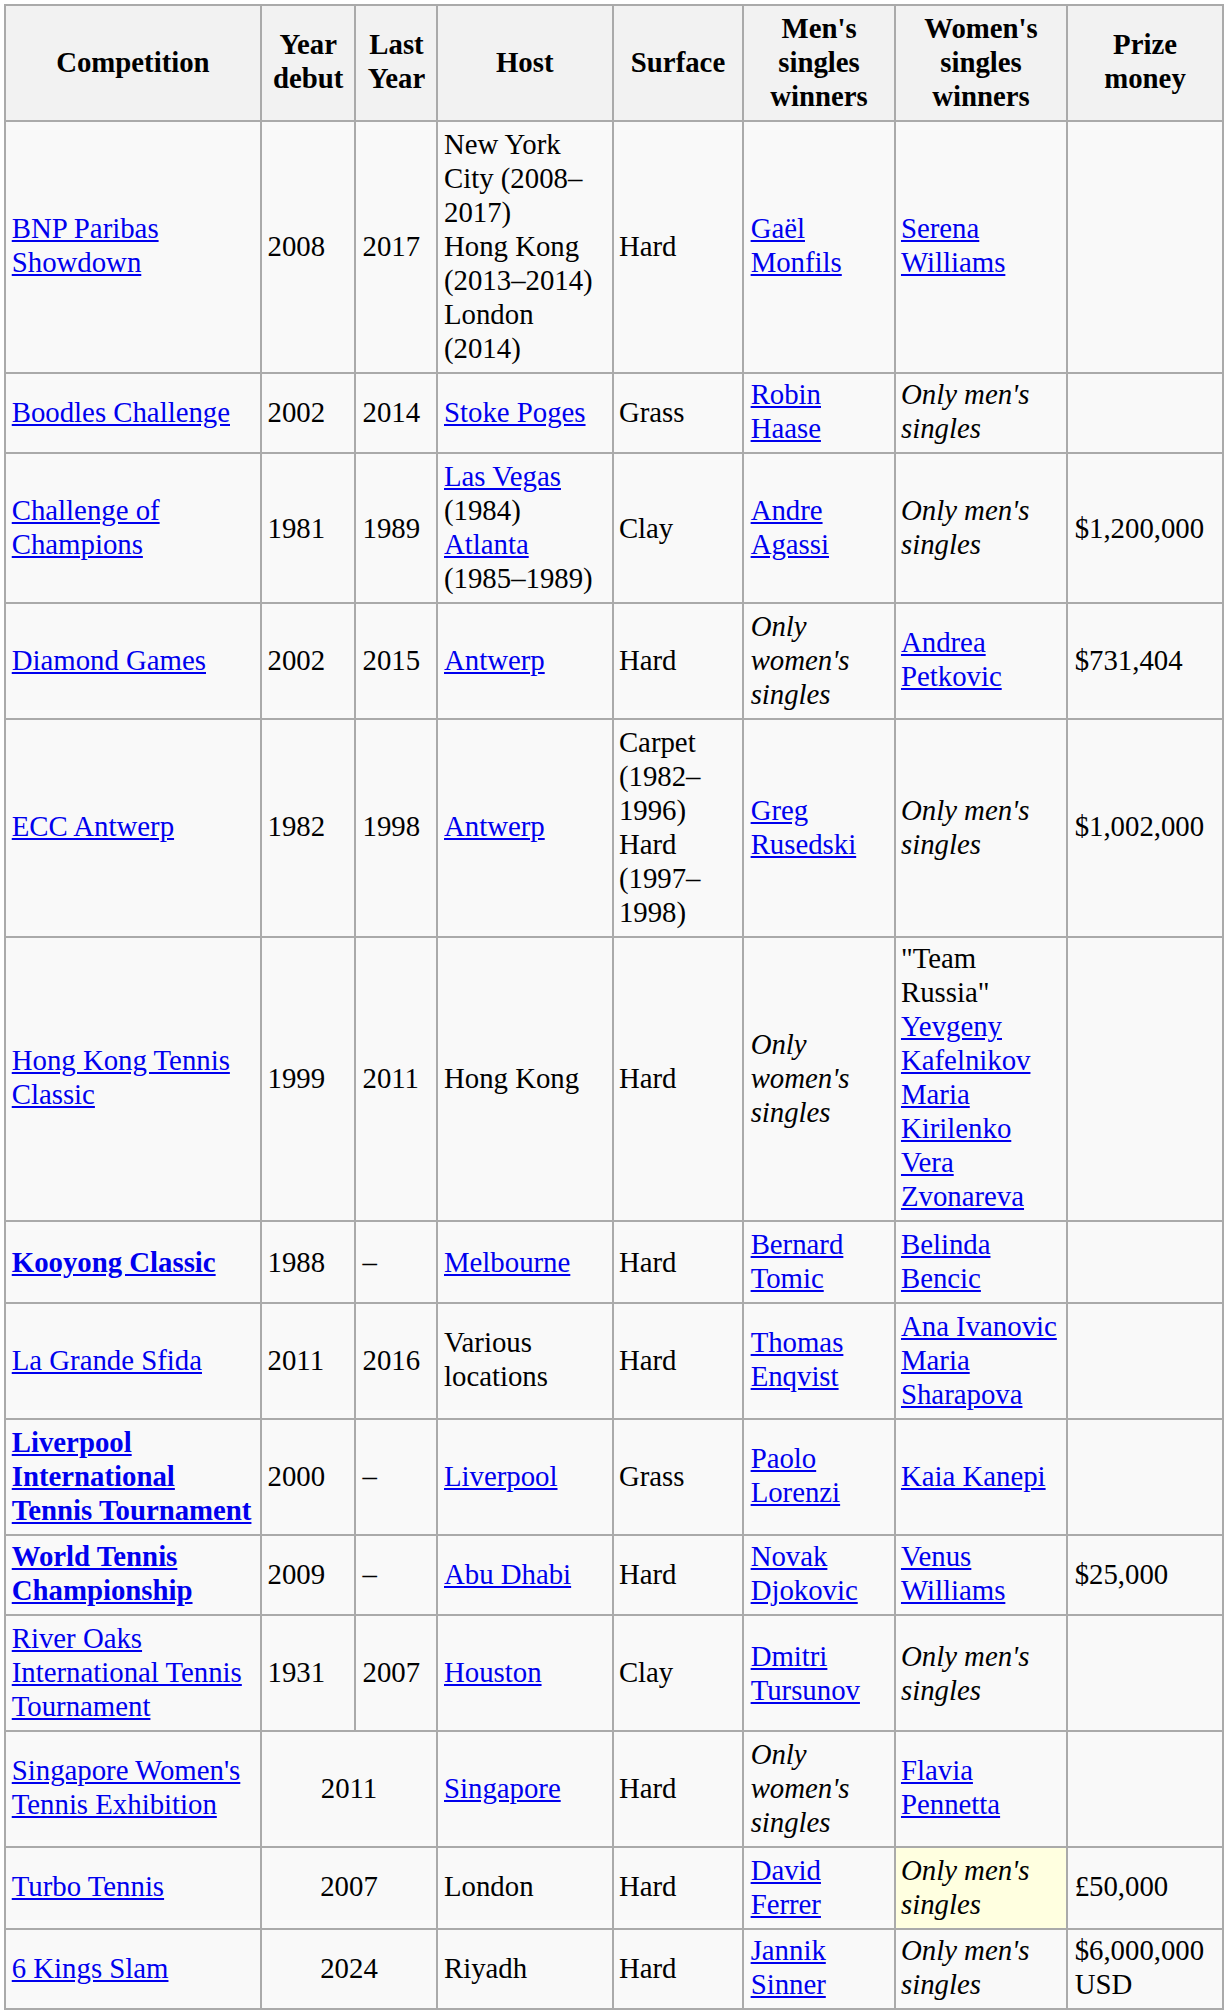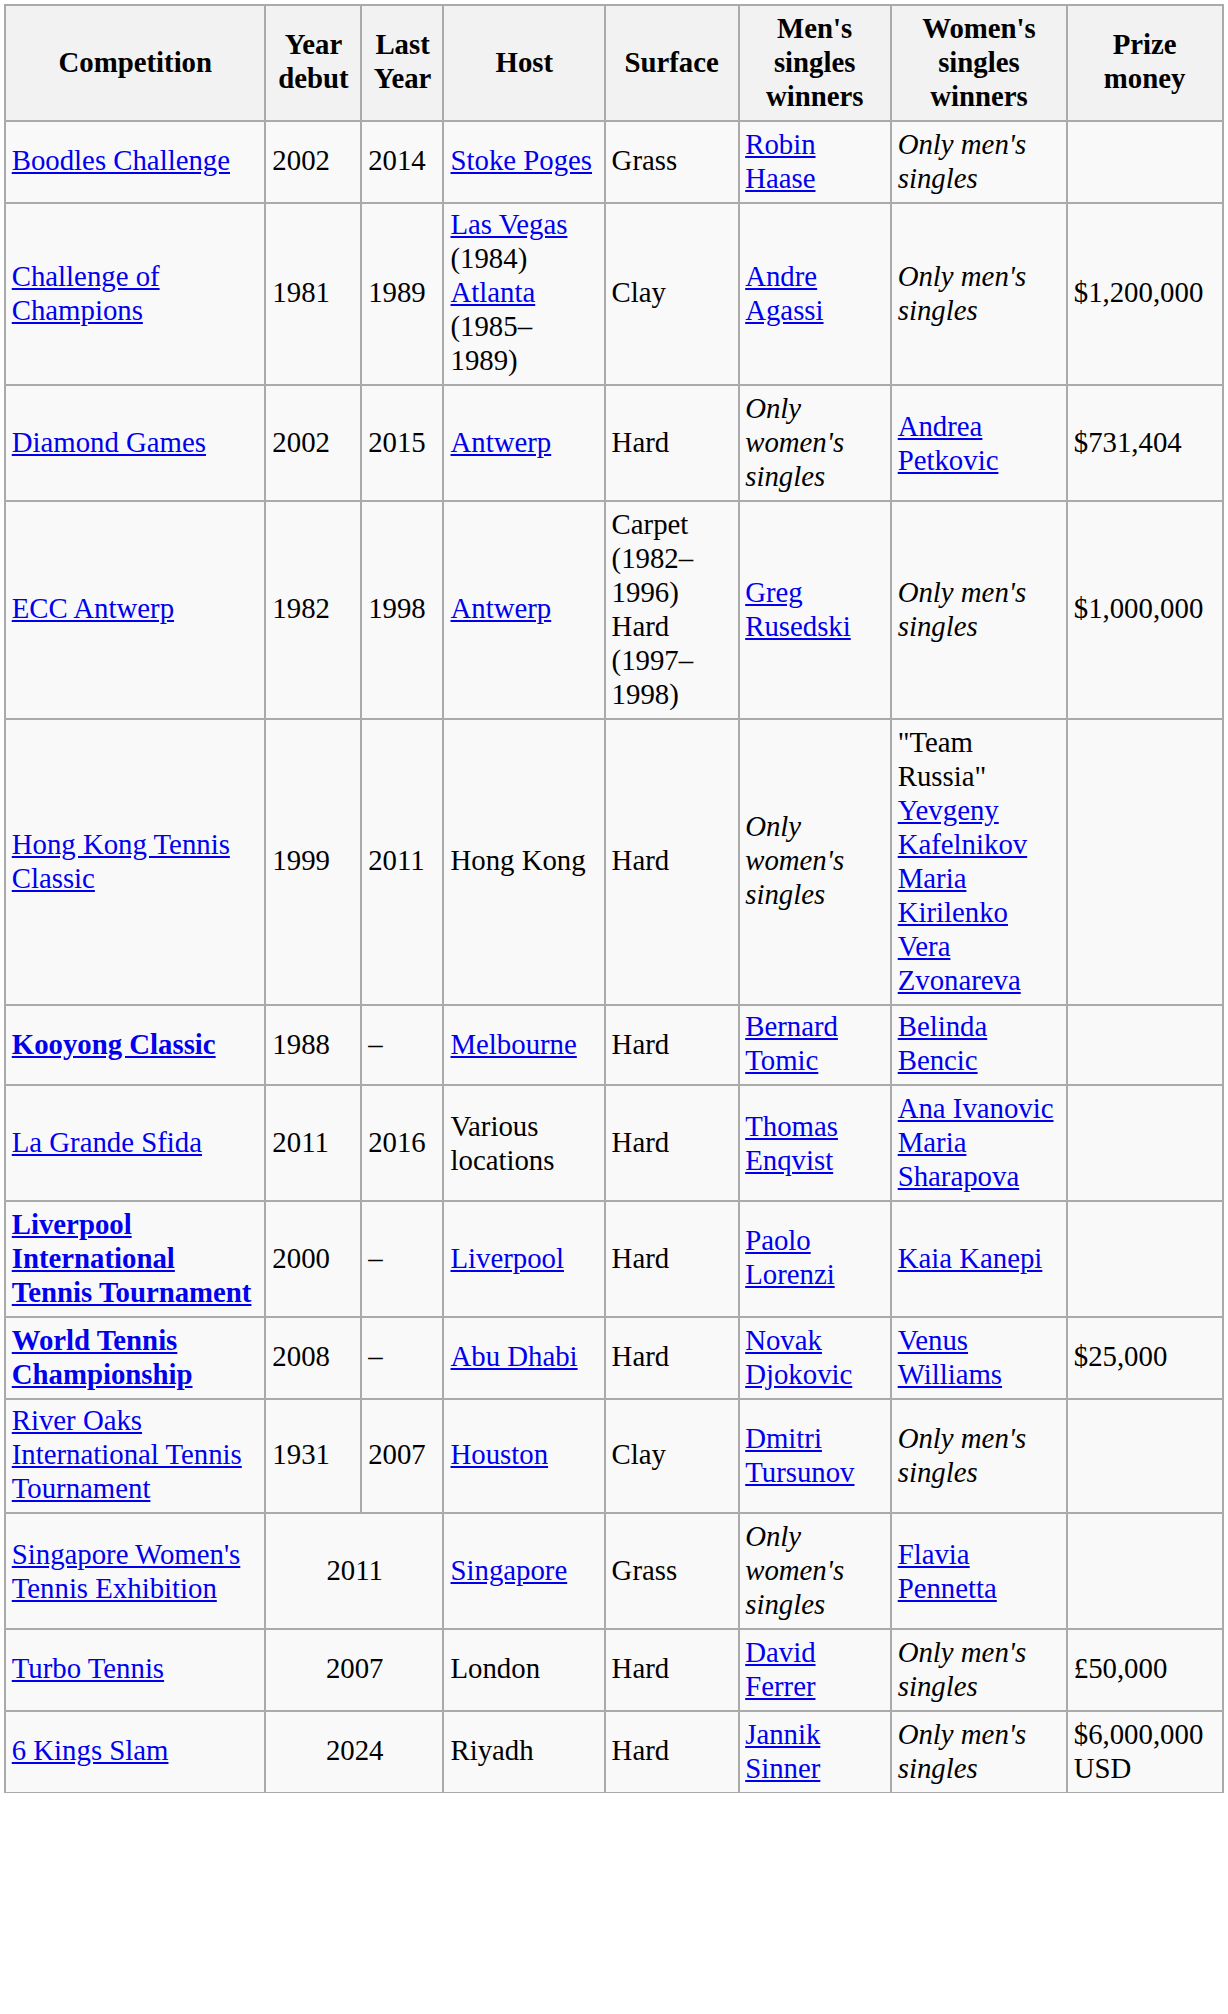- row: (85, 246)
(1139, 827) $1,002,000 -> (1139, 609) $1,000,000
(652, 1476) Grass -> (640, 1258) Hard
(296, 1574) 2009 -> (301, 1357) 2008
(648, 1788) Hard -> (644, 1571) Grass
(965, 1887) lightyellow background -> (962, 1669) no background
